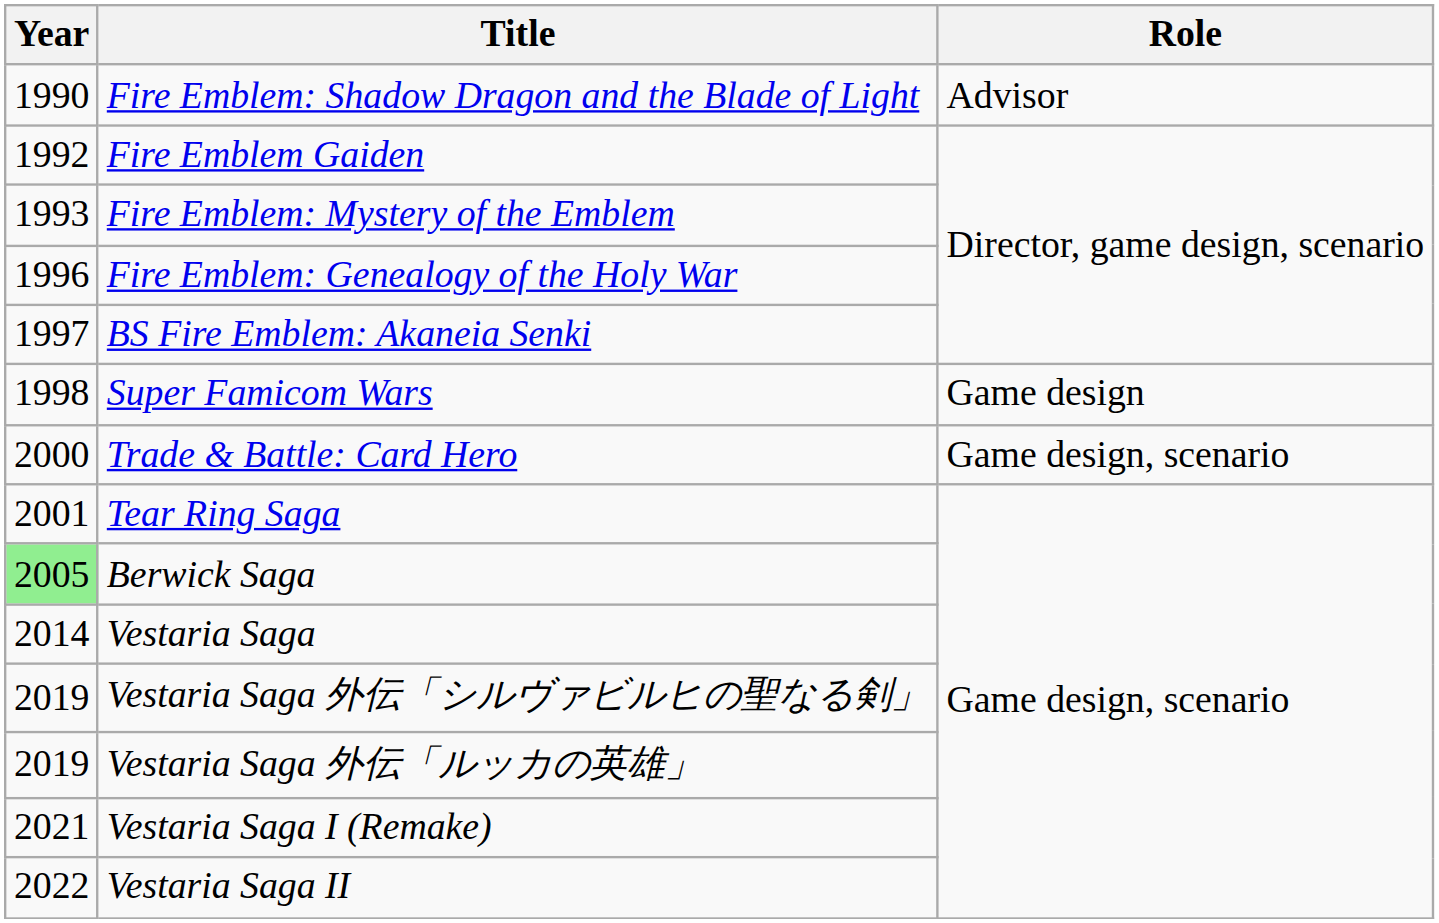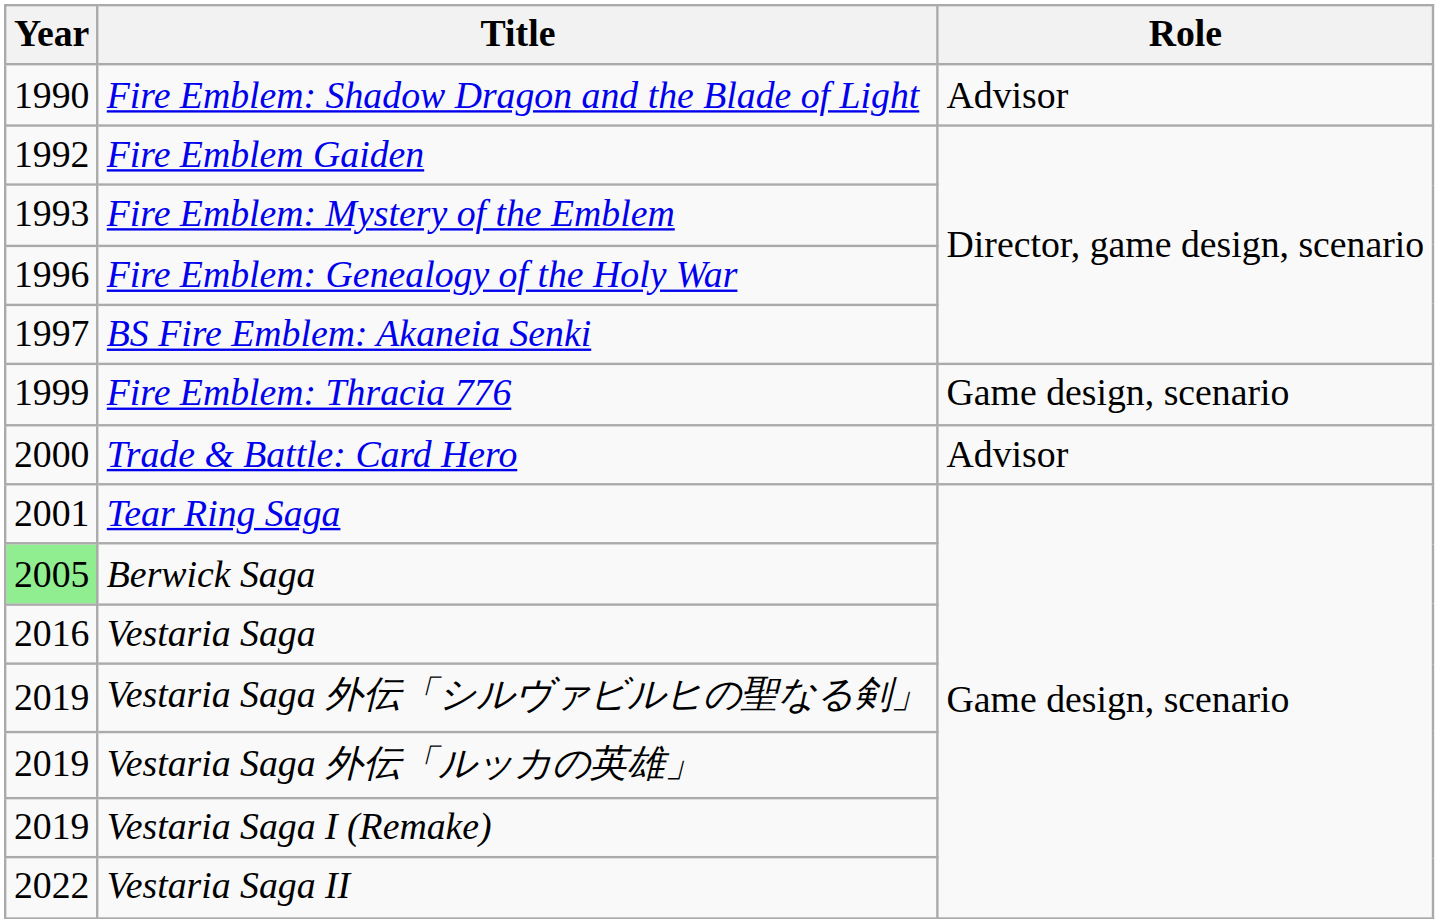- row: (270, 393)
+ row: (309, 393)
(1118, 453) Game design, scenario -> (1007, 453) Advisor
(52, 633) 2014 -> (52, 633) 2016
(52, 827) 2021 -> (52, 827) 2019
